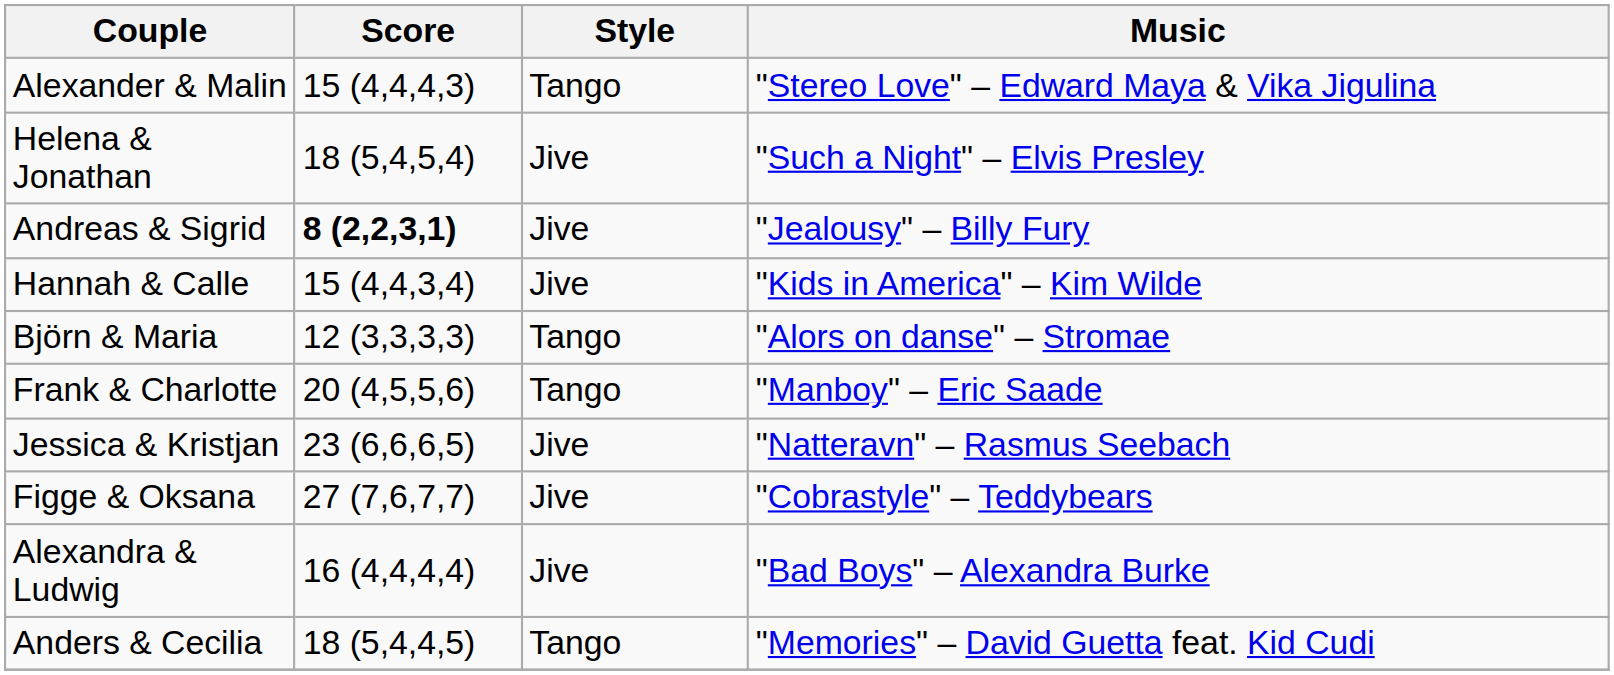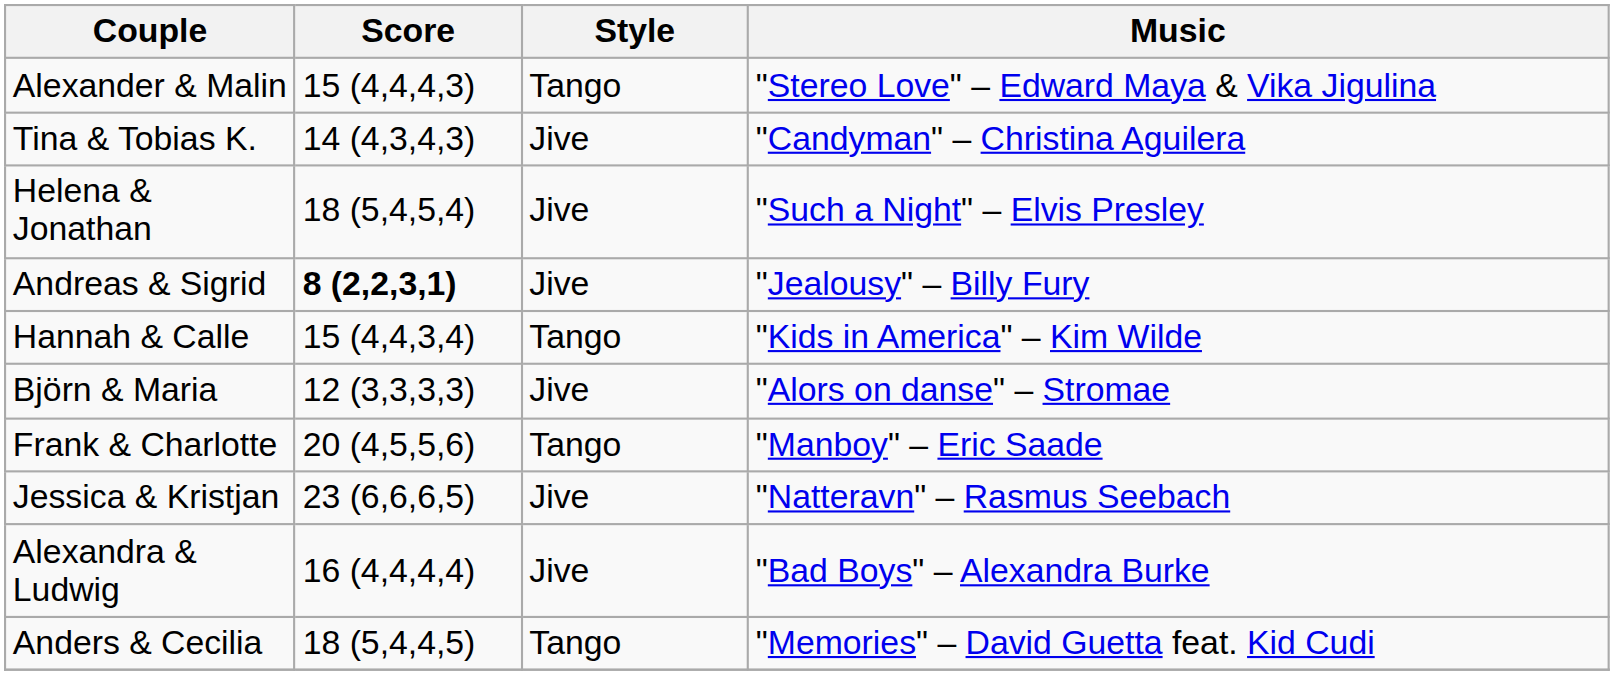+ row: (135, 138)
(559, 283) Jive -> (575, 336) Tango
(575, 336) Tango -> (559, 390) Jive
- row: (134, 497)
